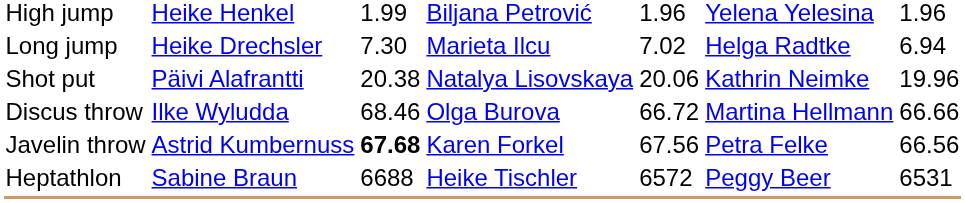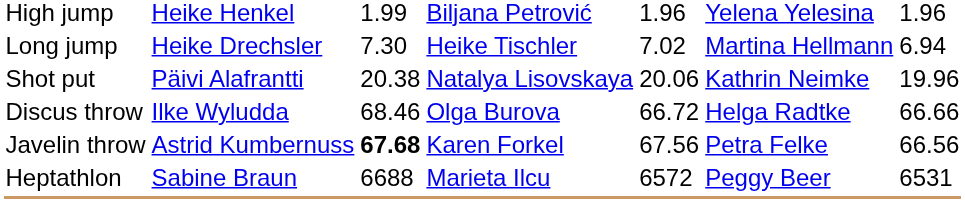(488, 45) Marieta Ilcu -> (502, 45) Heike Tischler
(778, 45) Helga Radtke -> (799, 45) Martina Hellmann
(799, 111) Martina Hellmann -> (778, 111) Helga Radtke
(502, 177) Heike Tischler -> (488, 177) Marieta Ilcu
